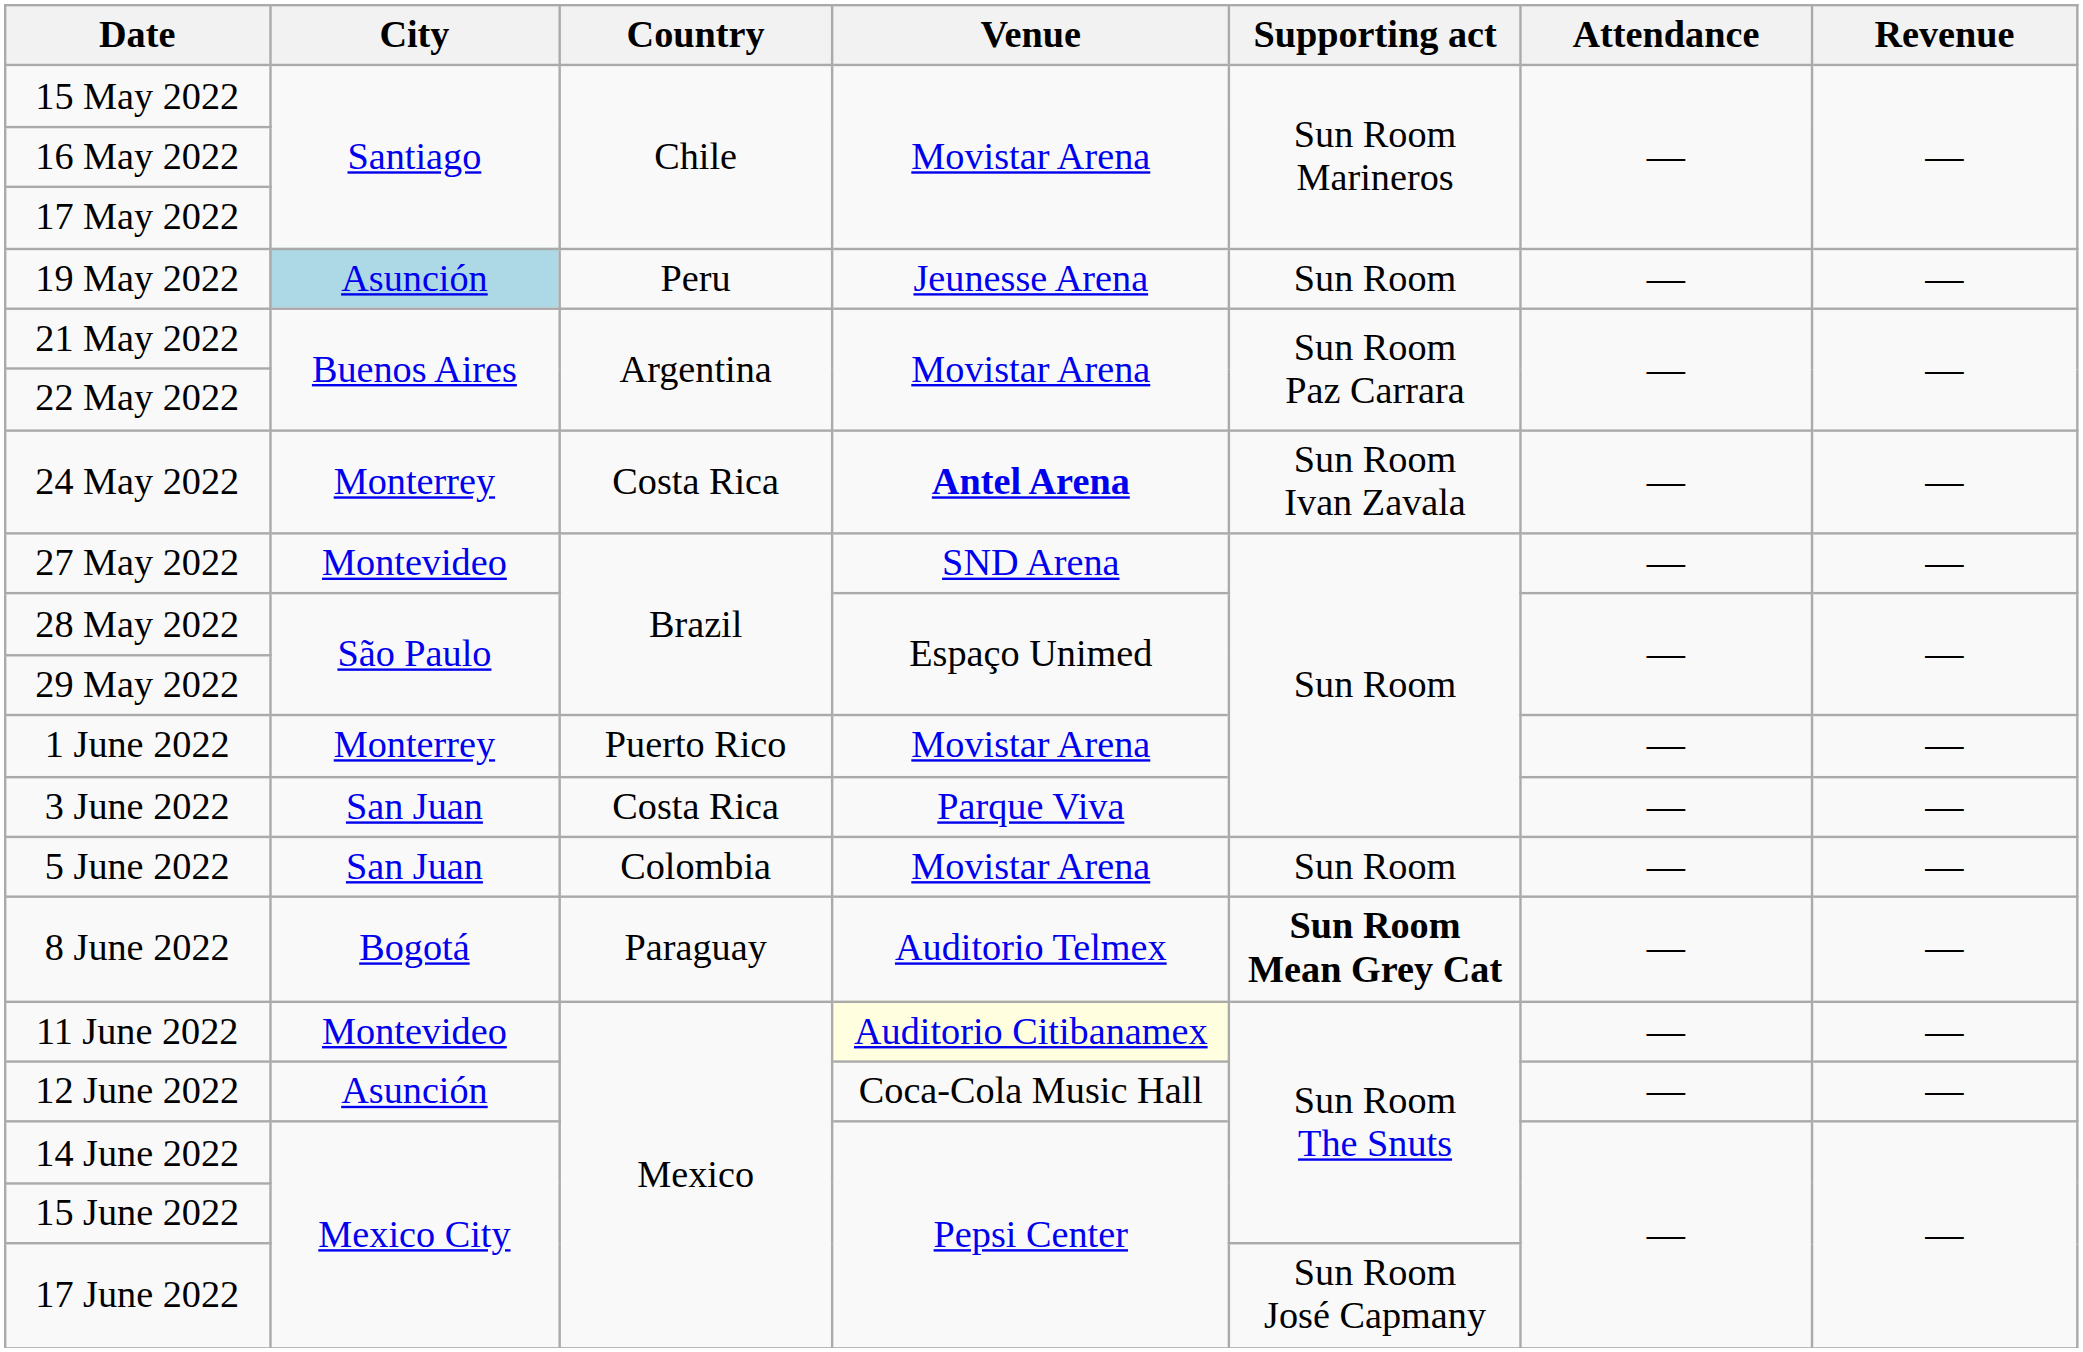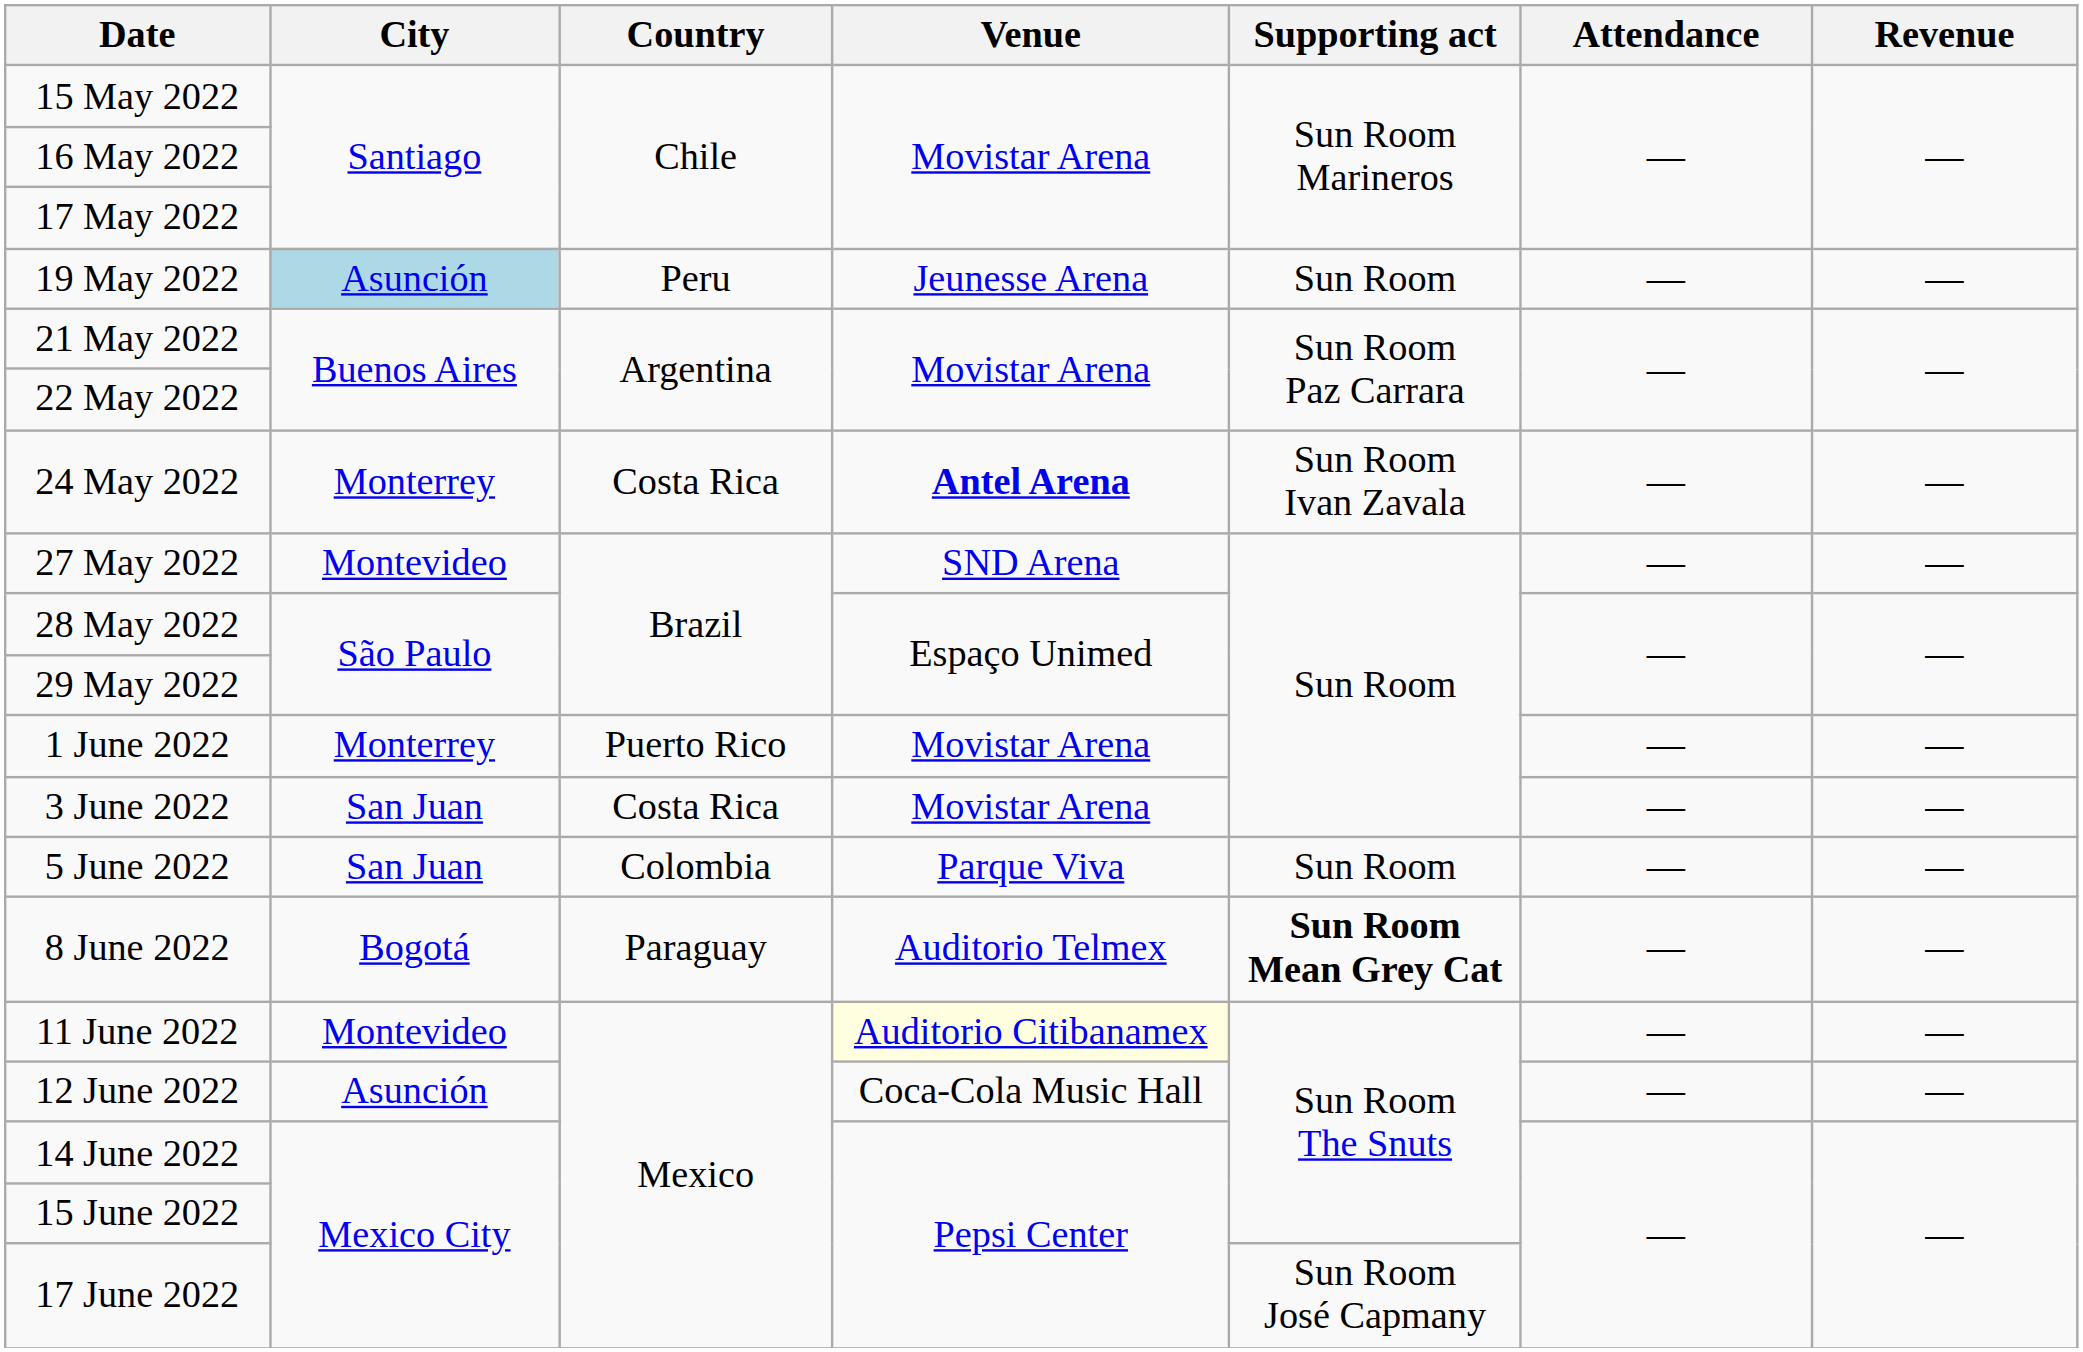(1031, 805) Parque Viva -> (1031, 805) Movistar Arena
(1031, 866) Movistar Arena -> (1031, 866) Parque Viva
